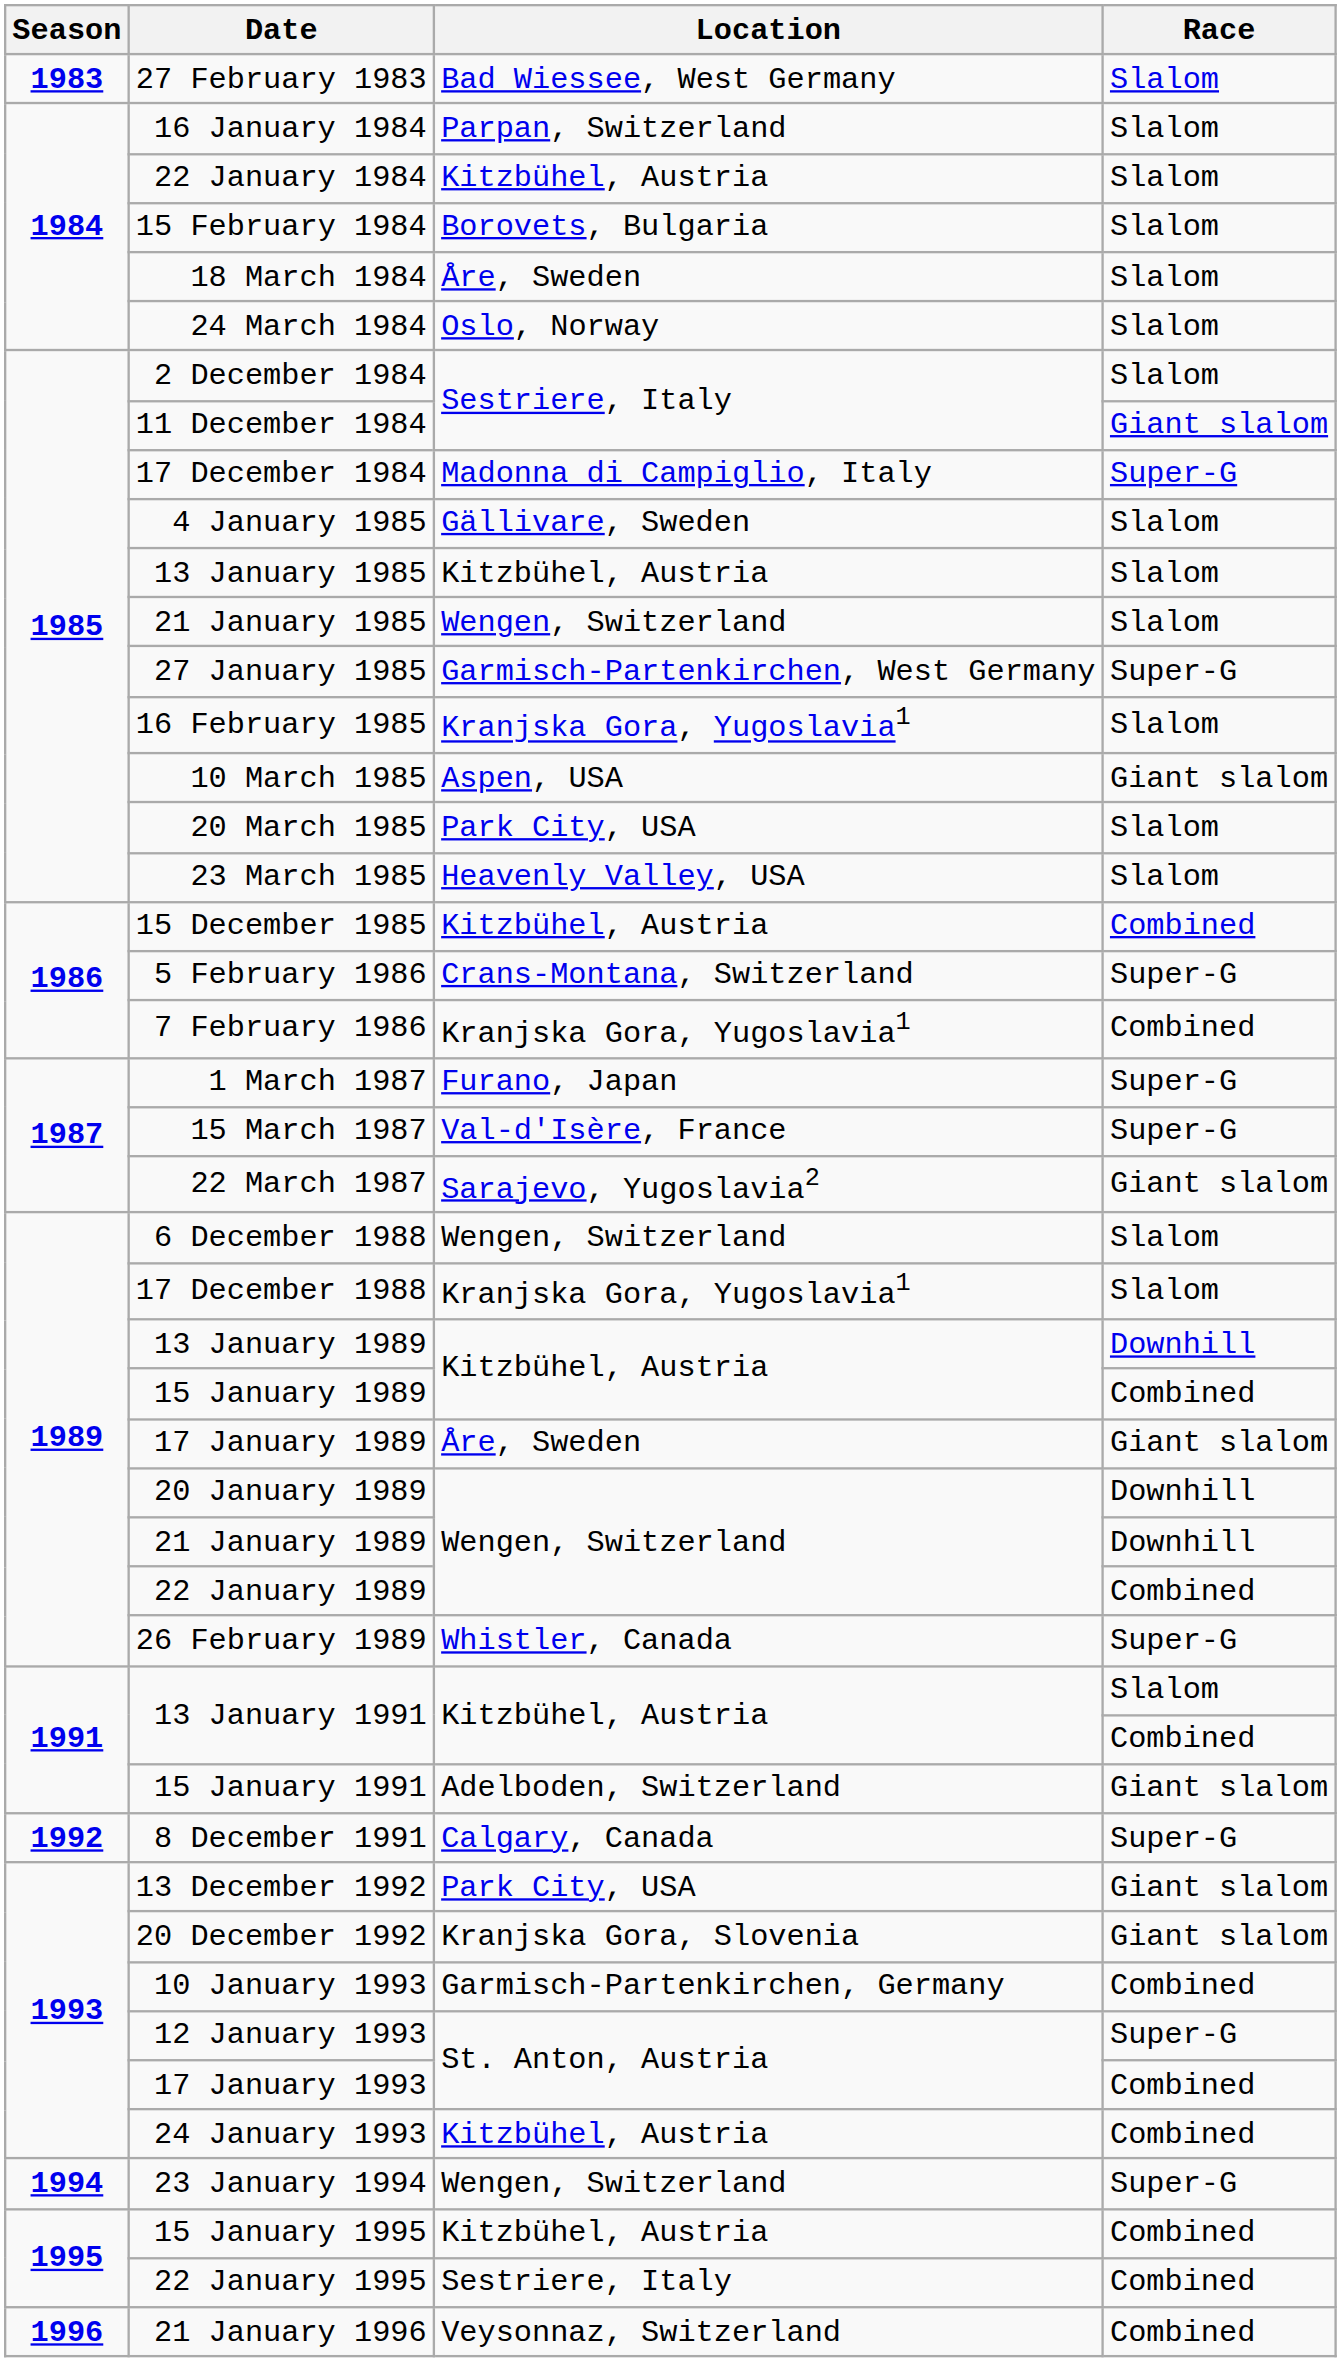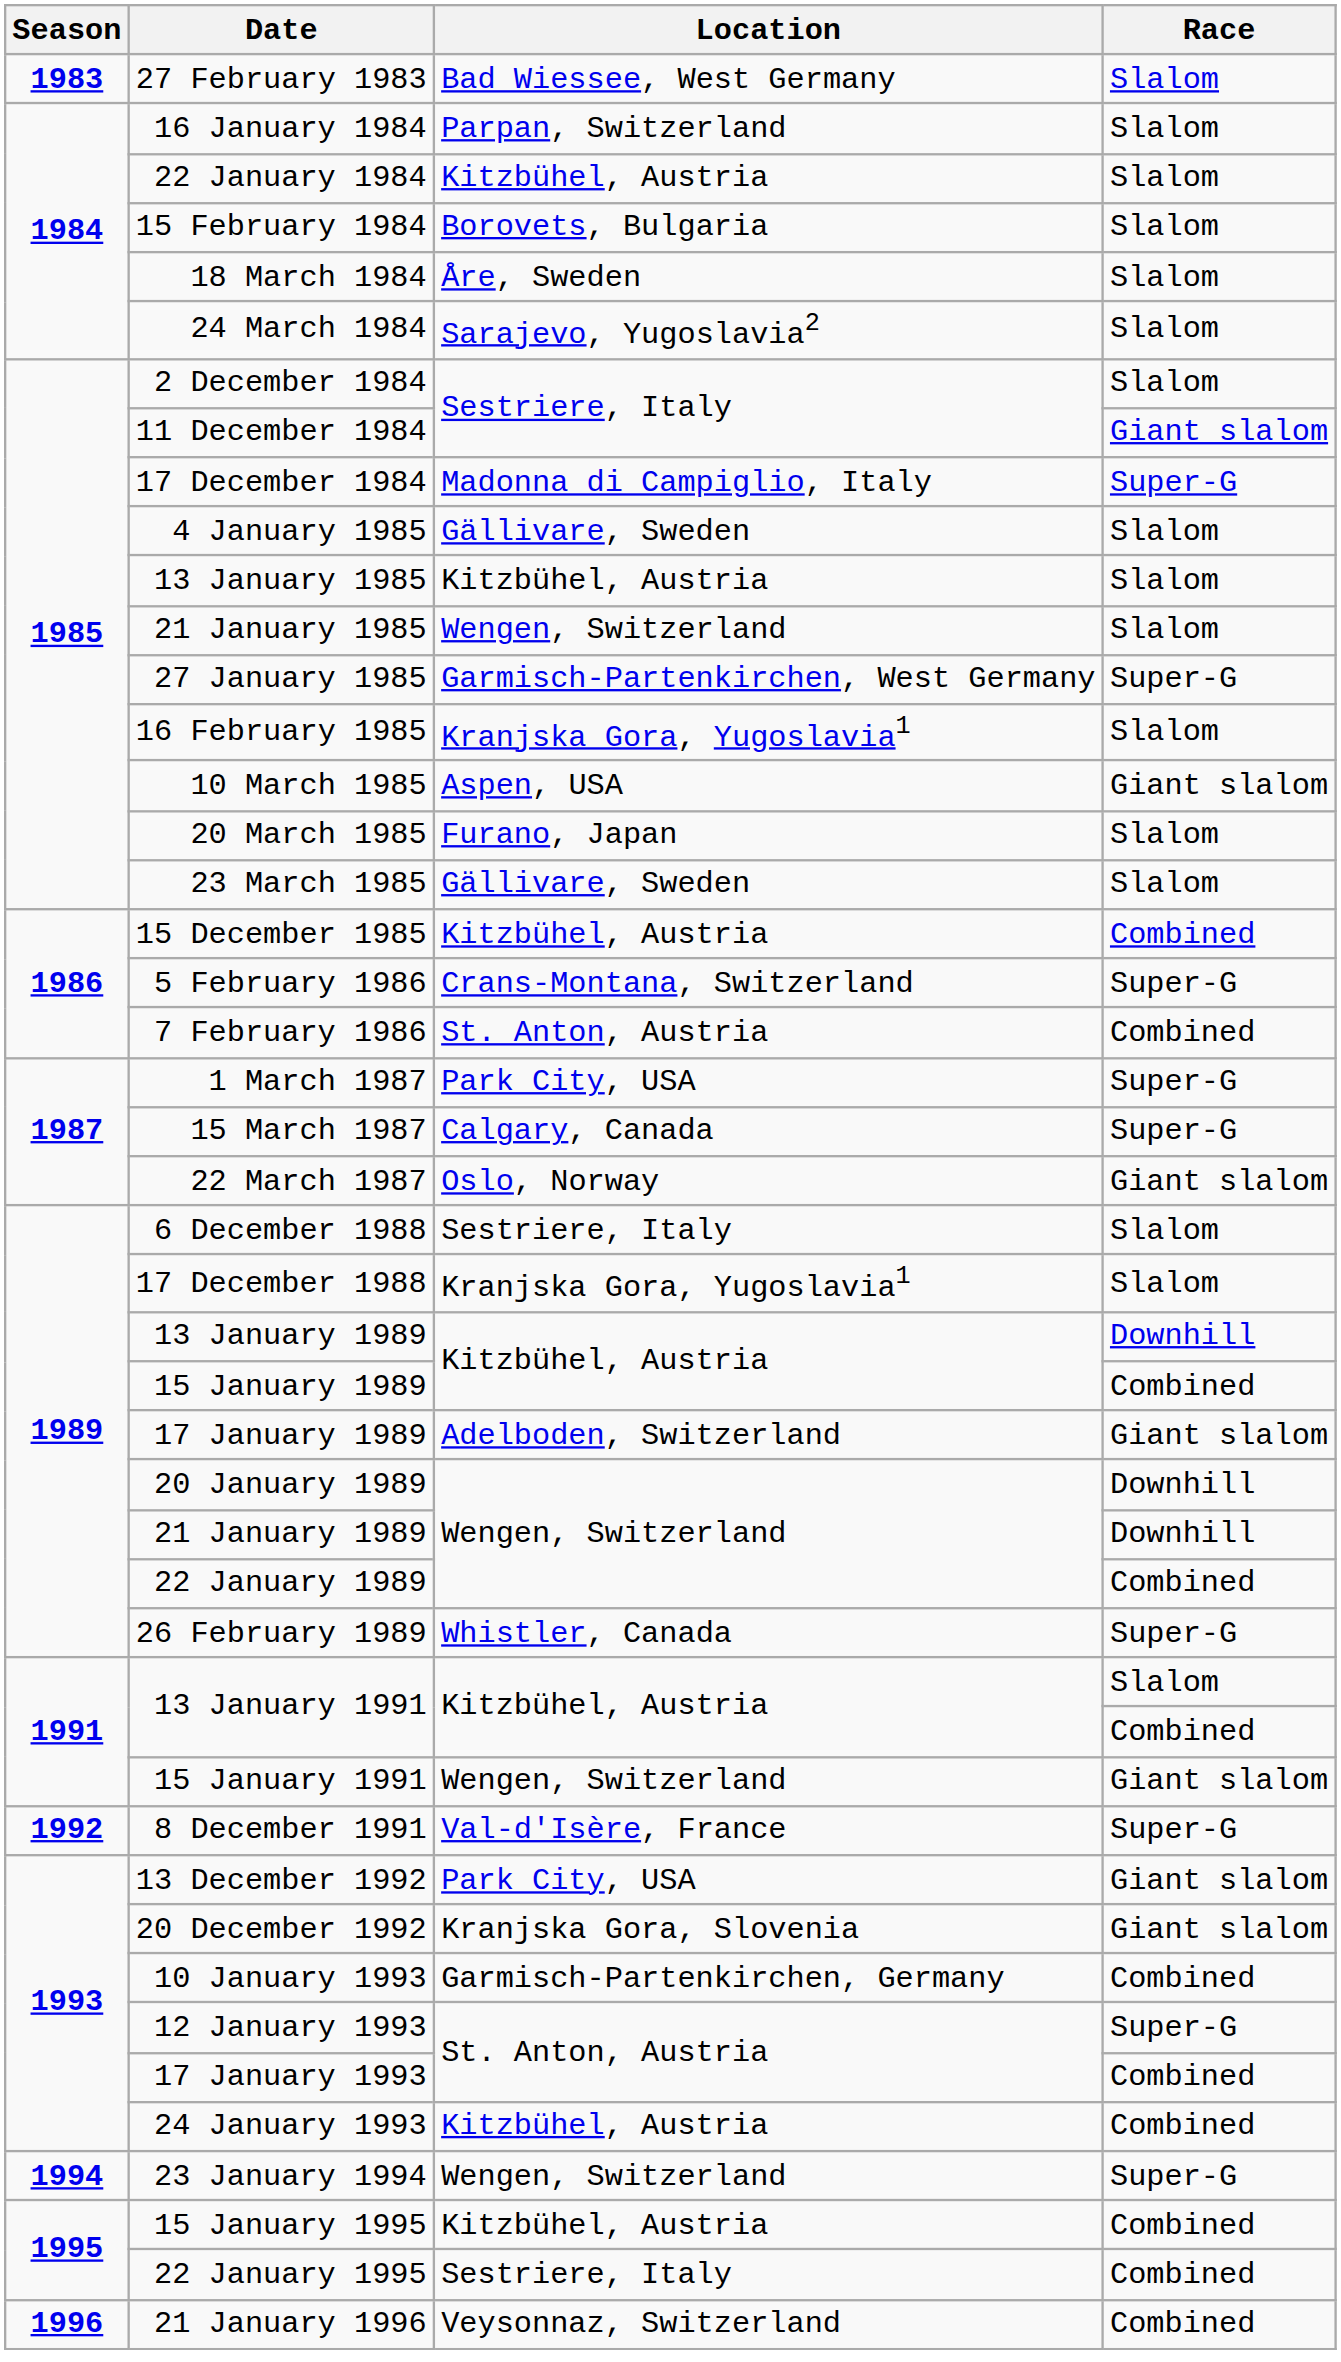(550, 326) Oslo, Norway -> (630, 330) Sarajevo, Yugoslavia2
(568, 827) Park City, USA -> (559, 835) Furano, Japan
(623, 877) Heavenly Valley, USA -> (596, 885) Gällivare, Sweden
(676, 1029) Kranjska Gora, Yugoslavia1 -> (605, 1033) St. Anton, Austria
(559, 1082) Furano, Japan -> (568, 1082) Park City, USA
(614, 1131) Val-d'Isère, France -> (577, 1131) Calgary, Canada
(630, 1185) Sarajevo, Yugoslavia2 -> (550, 1181) Oslo, Norway
(614, 1238) Wengen, Switzerland -> (587, 1230) Sestriere, Italy
(541, 1443) Åre, Sweden -> (641, 1435) Adelboden, Switzerland
(641, 1789) Adelboden, Switzerland -> (614, 1781) Wengen, Switzerland
(577, 1838) Calgary, Canada -> (614, 1830) Val-d'Isère, France
